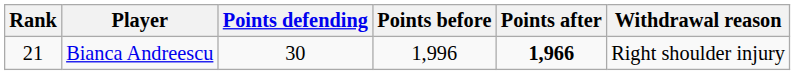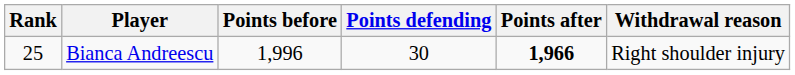columns swapped: (434, 20) <-> (295, 20)
(33, 52) 21 -> (33, 52) 25
